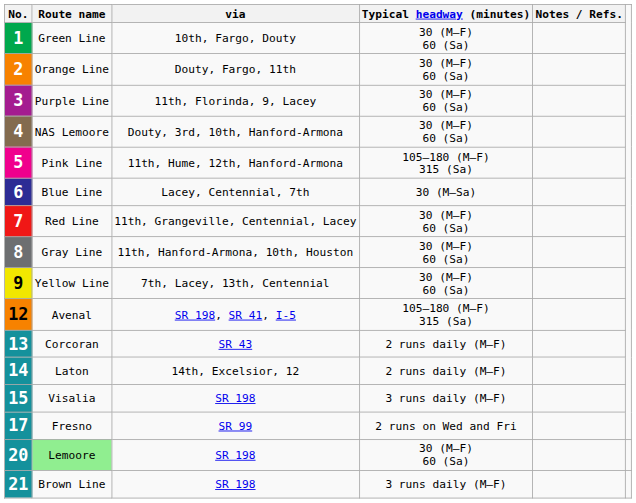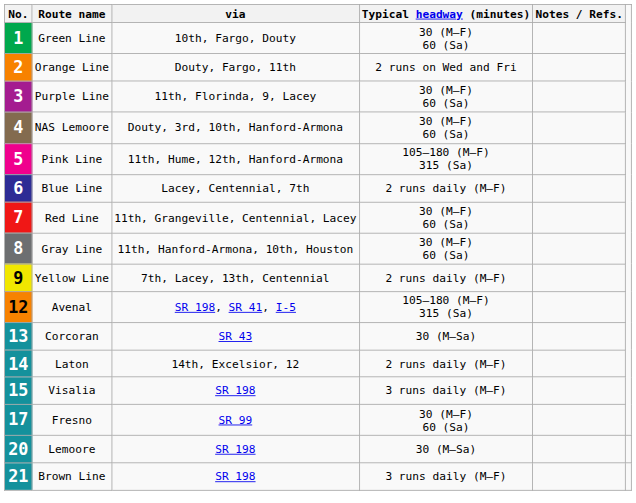(446, 69) 30 (M–F) 60 (Sa) -> (446, 67) 2 runs on Wed and Fri
(446, 192) 30 (M–Sa) -> (446, 188) 2 runs daily (M–F)
(446, 283) 30 (M–F) 60 (Sa) -> (446, 278) 2 runs daily (M–F)
(446, 344) 2 runs daily (M–F) -> (446, 336) 30 (M–Sa)
(446, 426) 2 runs on Wed and Fri -> (446, 420) 30 (M–F) 60 (Sa)
(72, 455) lightgreen background -> (72, 449) no background
(446, 455) 30 (M–F) 60 (Sa) -> (446, 449) 30 (M–Sa)
